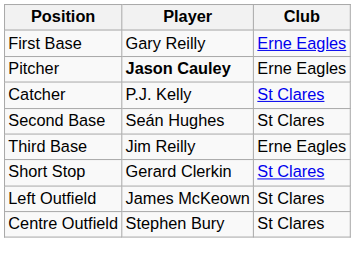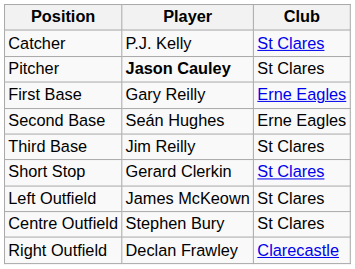rows swapped: (37, 95) <-> (45, 43)
(302, 69) Erne Eagles -> (291, 69) St Clares
(291, 120) St Clares -> (302, 120) Erne Eagles
(302, 146) Erne Eagles -> (291, 146) St Clares
+ row: (58, 250)
